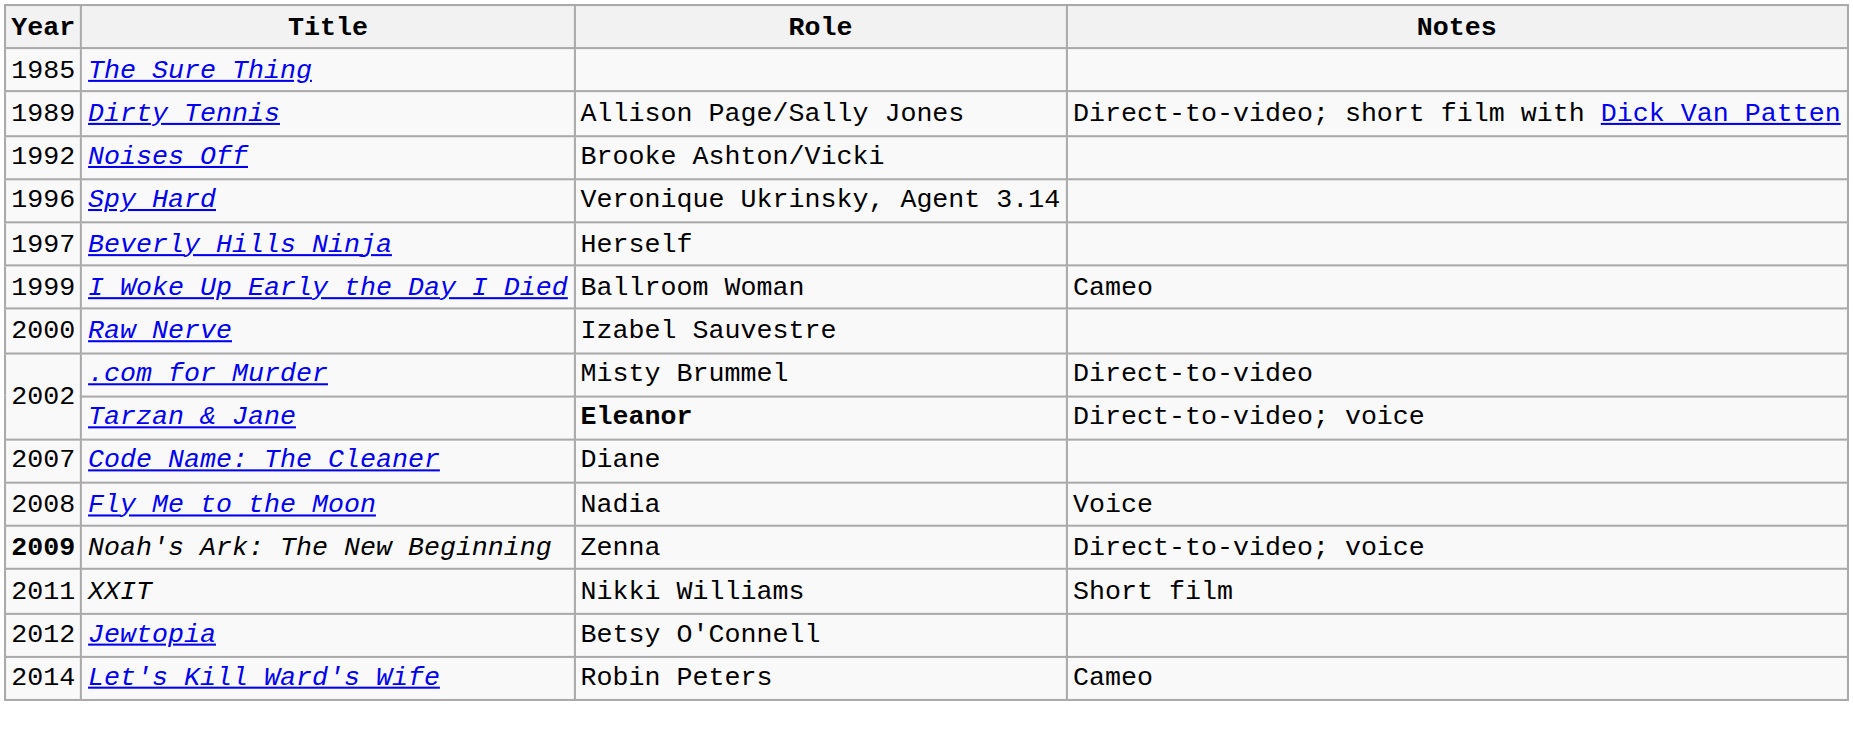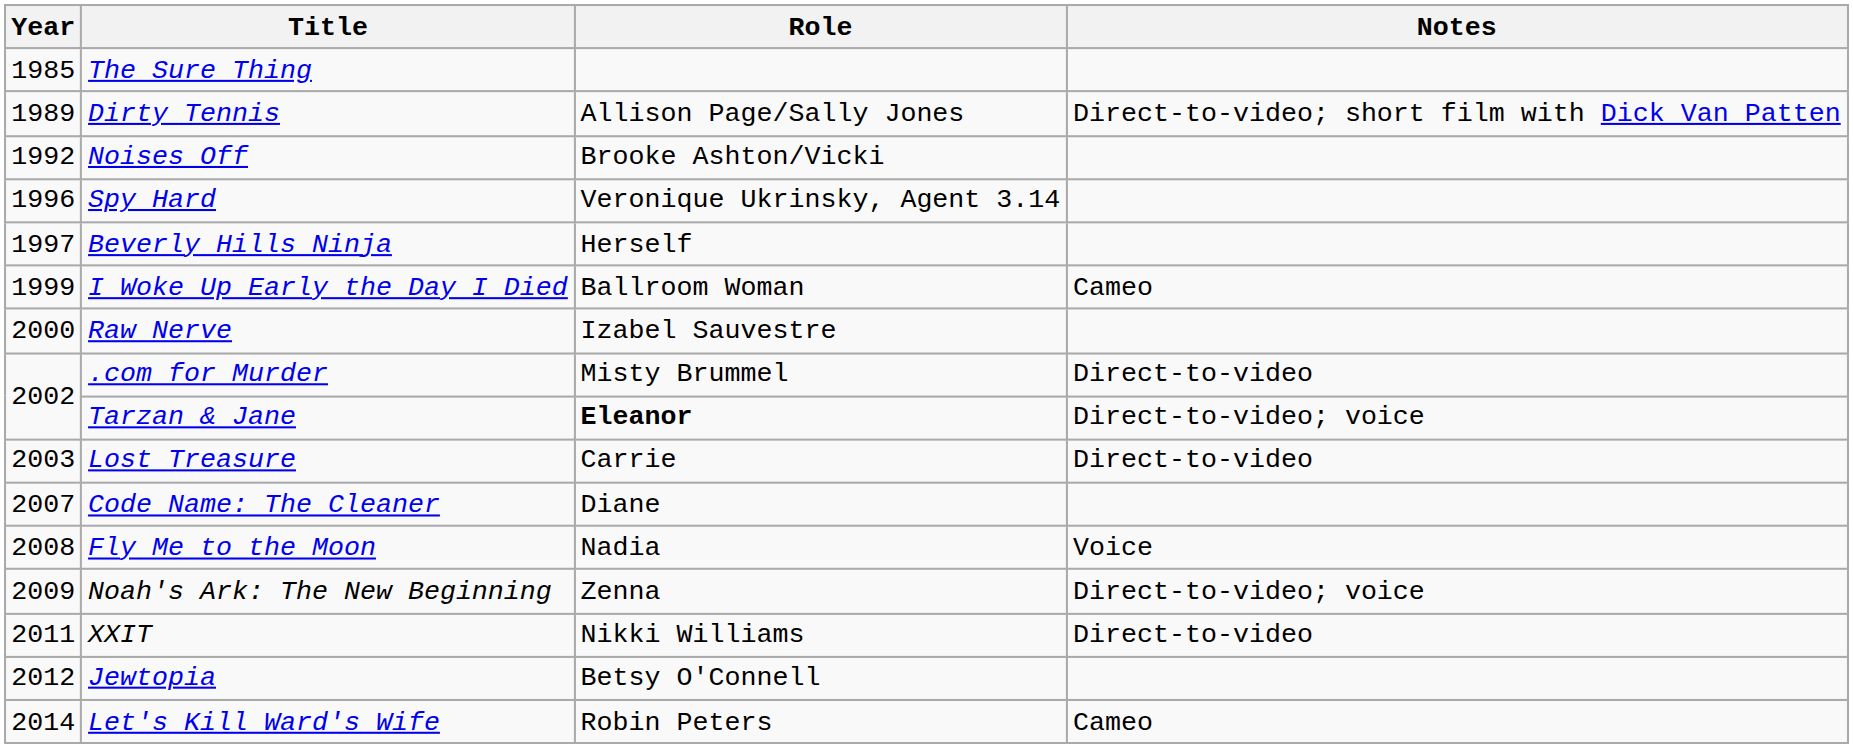+ row: (192, 461)
(43, 548) bold -> (43, 591) normal
(1153, 591) Short film -> (1193, 635) Direct-to-video
